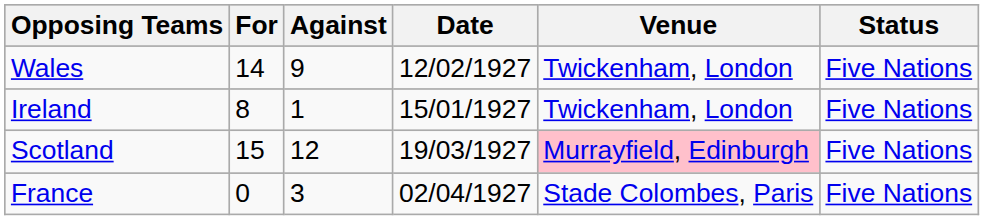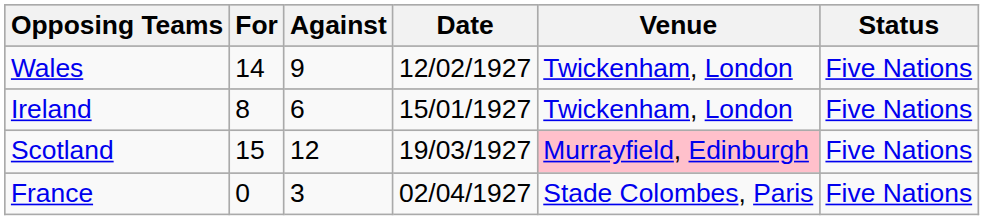(297, 109) 1 -> (297, 109) 6
